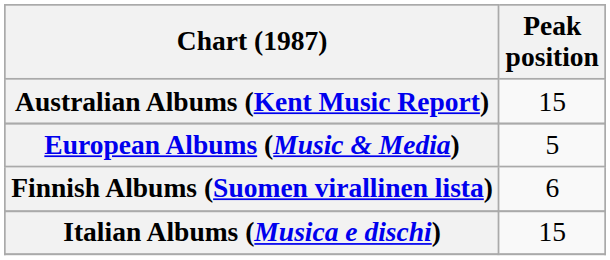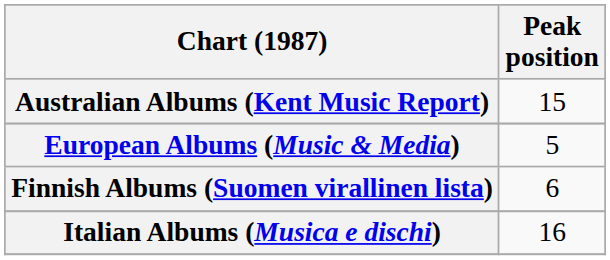(552, 231) 15 -> (552, 231) 16
